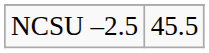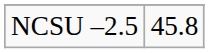(174, 26) 45.5 -> (174, 26) 45.8
